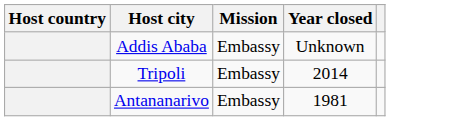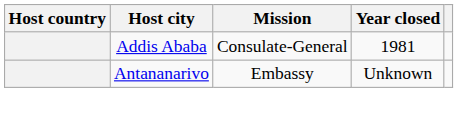(248, 45) Embassy -> (282, 45) Consulate-General
(330, 45) Unknown -> (398, 45) 1981
- row: (161, 73)
(330, 101) 1981 -> (398, 73) Unknown
